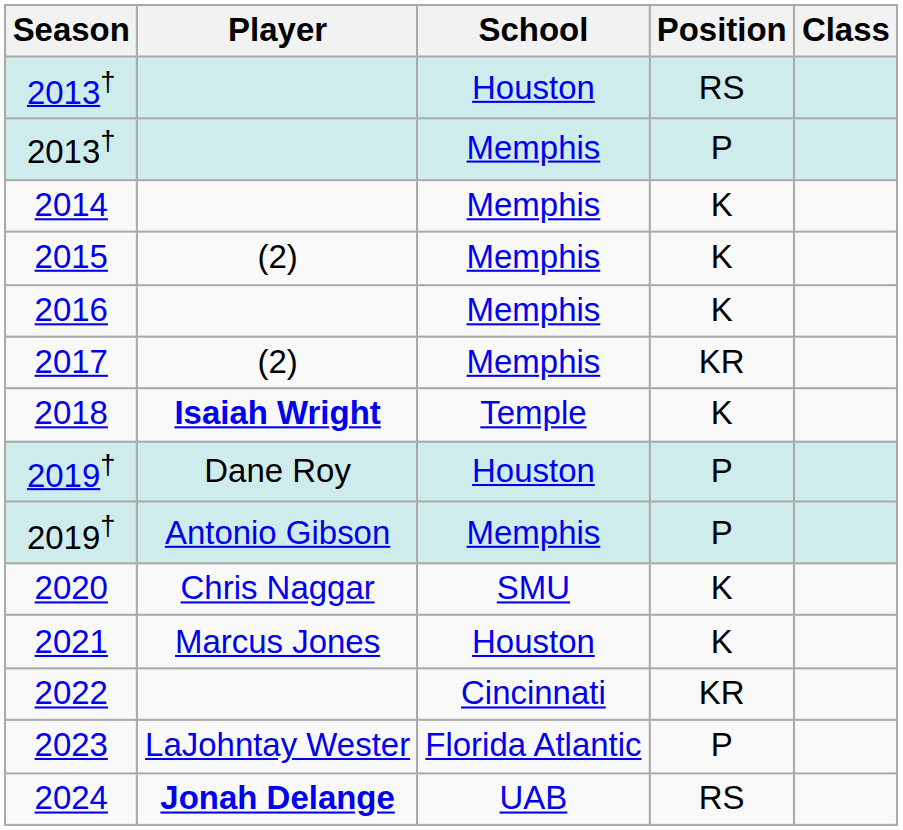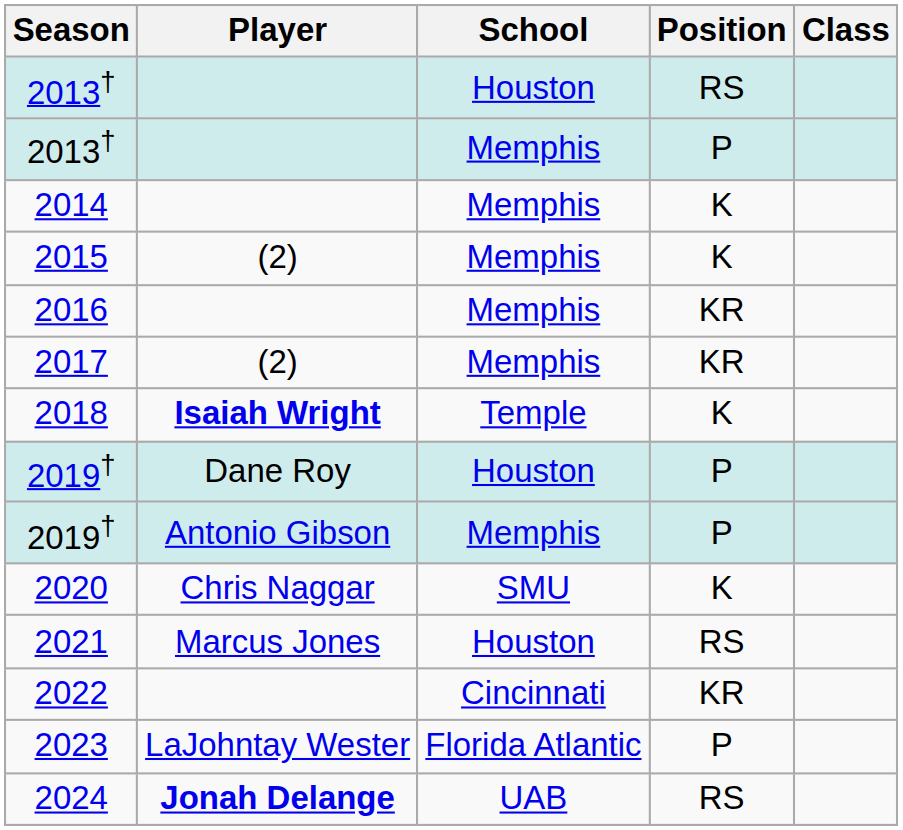(722, 309) K -> (722, 309) KR
(722, 641) K -> (722, 641) RS
